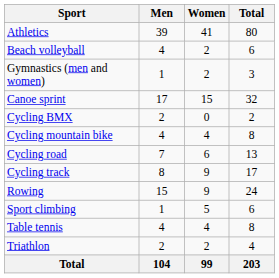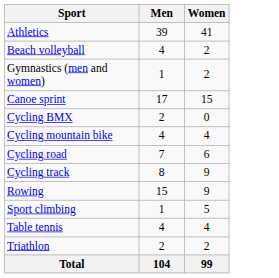- column: (252, 13)
